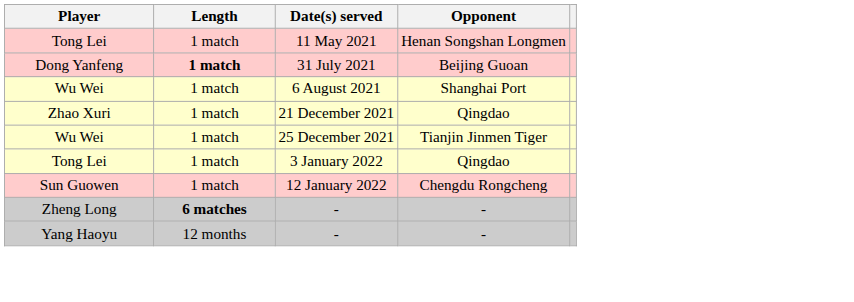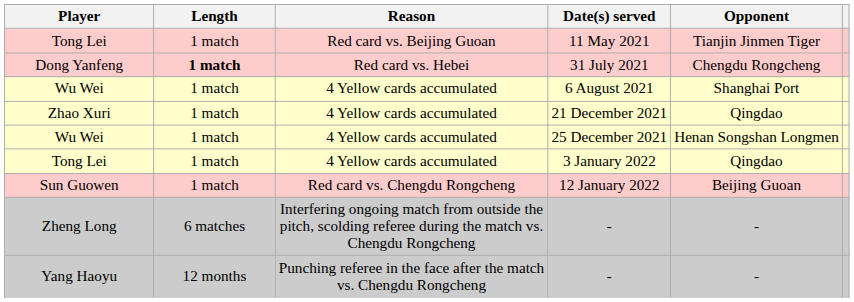+ column: (411, 16)
(483, 40) Henan Songshan Longmen -> (756, 40) Tianjin Jinmen Tiger
(483, 64) Beijing Guoan -> (756, 64) Chengdu Rongcheng
(483, 137) Tianjin Jinmen Tiger -> (756, 137) Henan Songshan Longmen
(483, 185) Chengdu Rongcheng -> (756, 185) Beijing Guoan
(214, 209) bold -> (214, 226) normal
